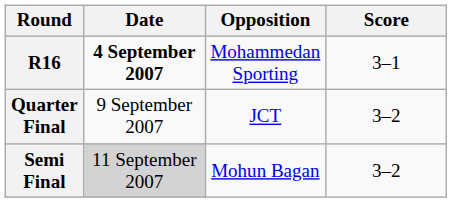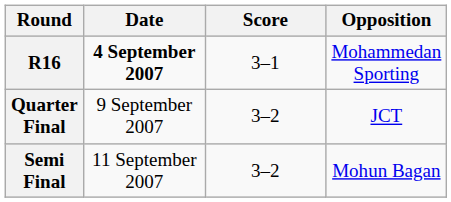columns swapped: (265, 20) <-> (386, 20)
(144, 170) lightgrey background -> (144, 170) no background
